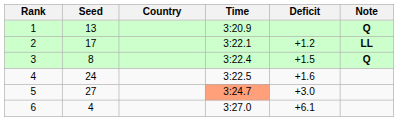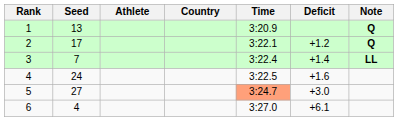+ column: (132, 12)
(367, 44) LL -> (371, 44) Q
(91, 60) 8 -> (77, 60) 7
(305, 60) +1.5 -> (319, 60) +1.4
(367, 60) Q -> (371, 60) LL
